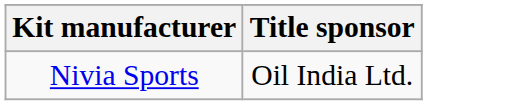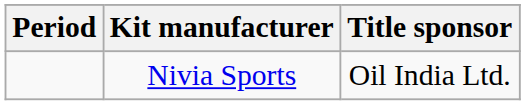+ column: (54, 27)
